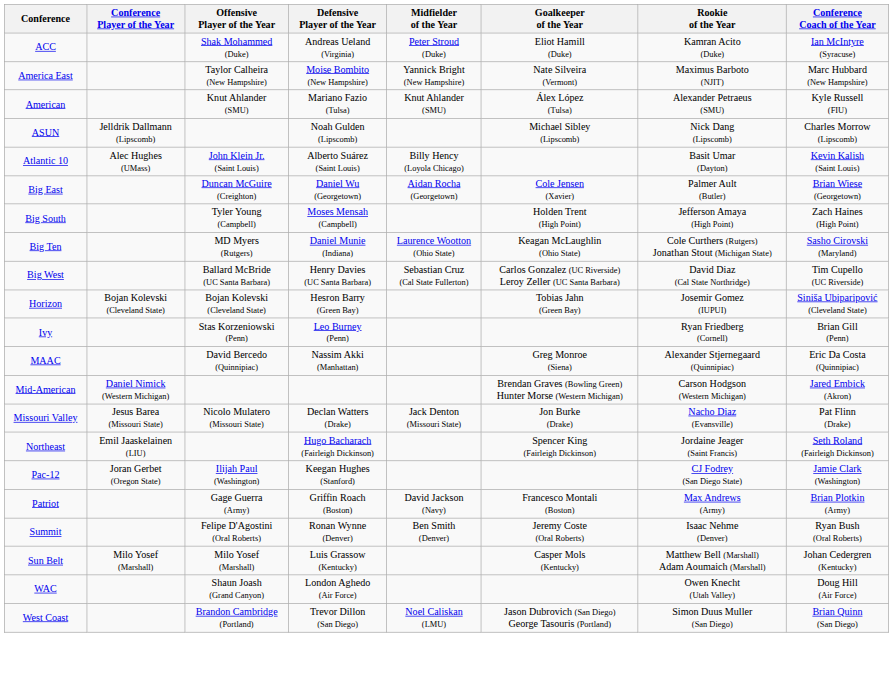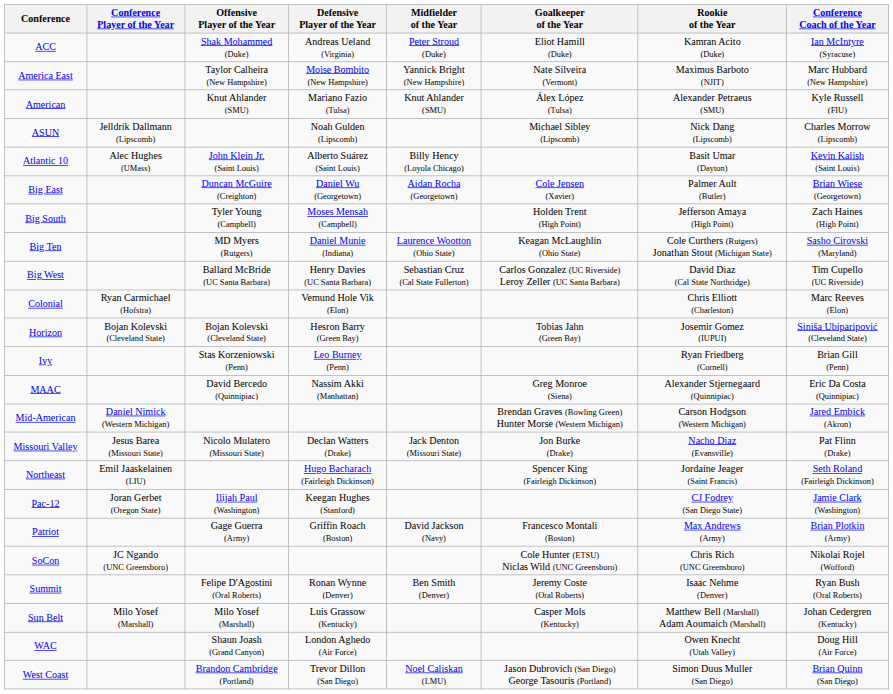+ row: (46, 304)
+ row: (46, 561)
